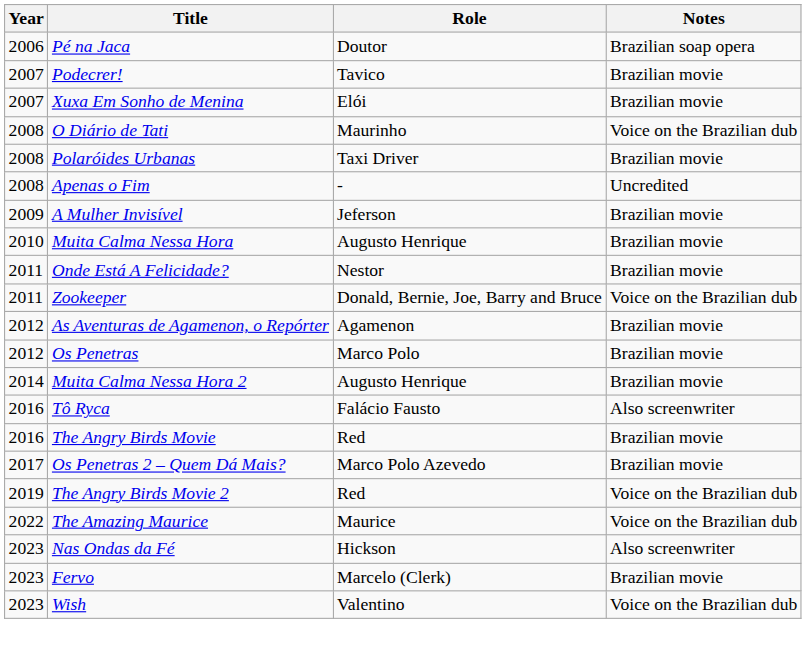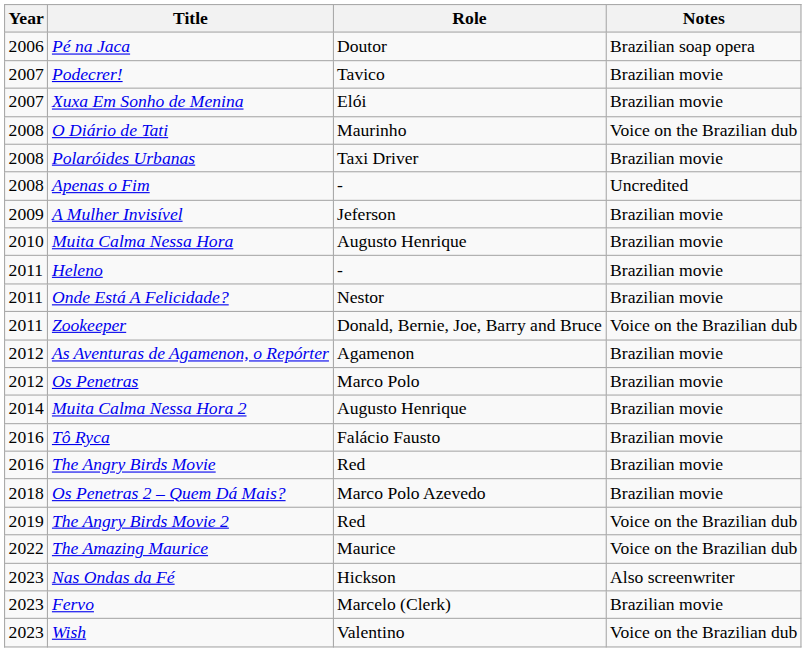+ row: (77, 269)
(672, 409) Also screenwriter -> (667, 437) Brazilian movie
(26, 465) 2017 -> (26, 492) 2018
